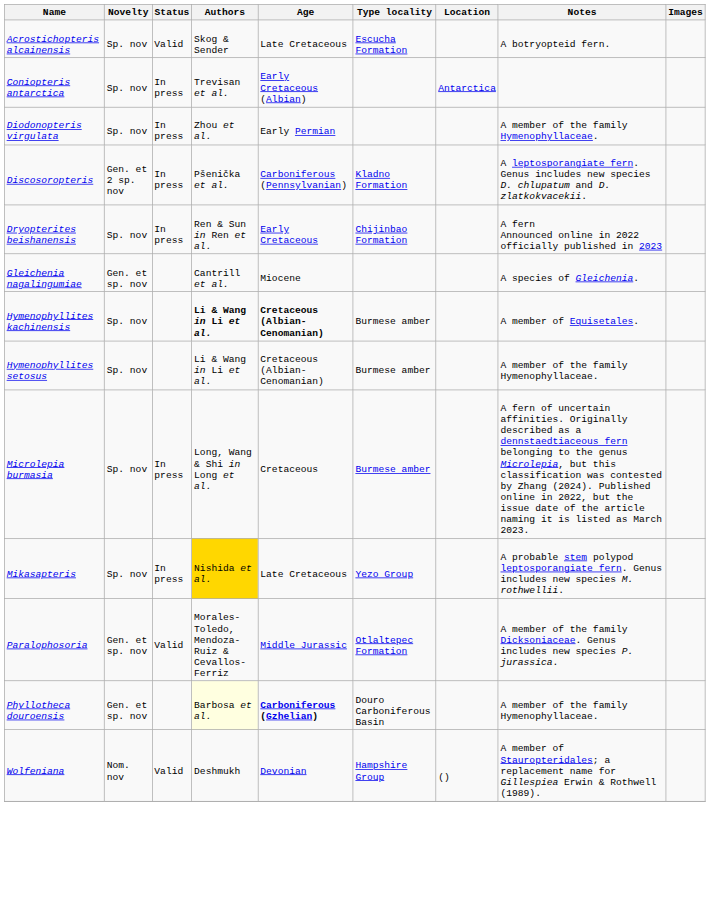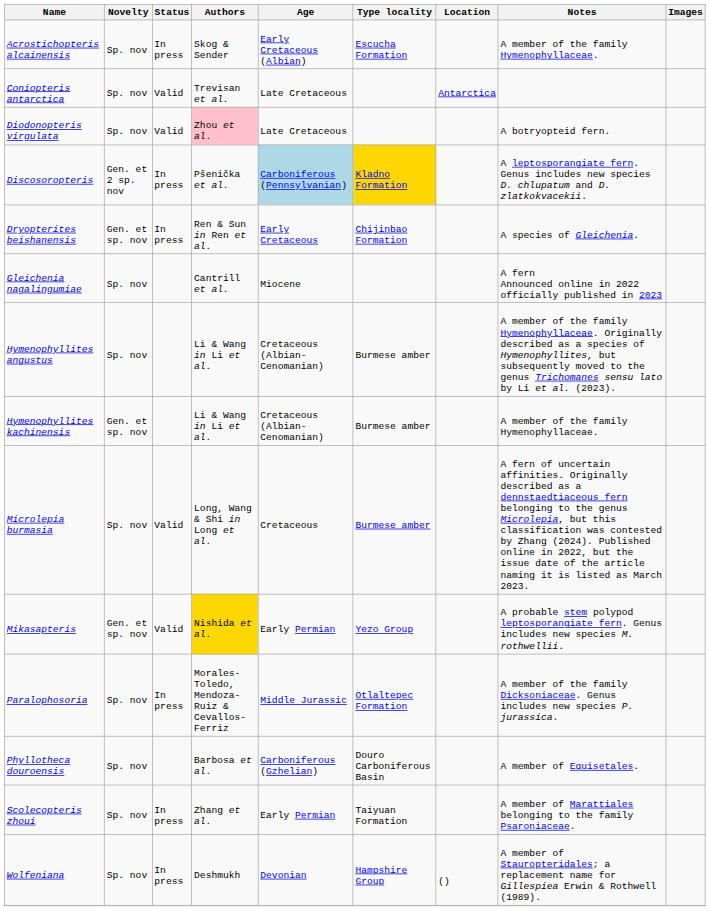(169, 45) Valid -> (169, 50) In press
(304, 45) Late Cretaceous -> (289, 50) Early Cretaceous (Albian)
(555, 45) A botryopteid fern. -> (564, 50) A member of the family Hymenophyllaceae.
(169, 88) In press -> (169, 94) Valid
(289, 88) Early Cretaceous (Albian) -> (304, 94) Late Cretaceous
(169, 131) In press -> (169, 131) Valid
(214, 131) no background -> (214, 131) pink background
(298, 131) Early Permian -> (304, 131) Late Cretaceous
(564, 131) A member of the family Hymenophyllaceae. -> (555, 131) A botryopteid fern.
(304, 180) no background -> (304, 180) lightblue background
(381, 180) no background -> (381, 180) gold background
(127, 235) Sp. nov -> (127, 235) Gen. et sp. nov
(581, 235) A fern Announced online in 2022 officially published in 2023 -> (570, 235) A species of Gleichenia.
(127, 278) Gen. et sp. nov -> (127, 284) Sp. nov
(570, 278) A species of Gleichenia. -> (581, 284) A fern Announced online in 2022 officially published in 2023
+ row: (50, 355)
(127, 322) Sp. nov -> (127, 426) Gen. et sp. nov
(220, 322) bold -> (220, 426) normal
(292, 322) bold -> (292, 426) normal
(570, 322) A member of Equisetales. -> (564, 426) A member of the family Hymenophyllaceae.
- row: (50, 371)
(169, 470) In press -> (169, 525) Valid
(127, 574) Sp. nov -> (127, 630) Gen. et sp. nov
(169, 574) In press -> (169, 630) Valid
(304, 574) Late Cretaceous -> (298, 630) Early Permian
(127, 645) Gen. et sp. nov -> (127, 701) Sp. nov
(169, 645) Valid -> (169, 701) In press
(127, 711) Gen. et sp. nov -> (127, 766) Sp. nov
(223, 711) lightyellow background -> (223, 766) no background
(298, 711) bold -> (298, 766) normal
(564, 711) A member of the family Hymenophyllaceae. -> (570, 766) A member of Equisetales.
+ row: (44, 815)
(118, 771) Nom. nov -> (127, 876) Sp. nov
(169, 771) Valid -> (169, 876) In press
